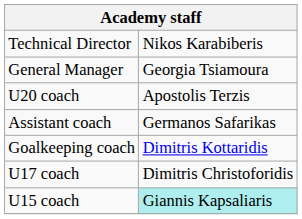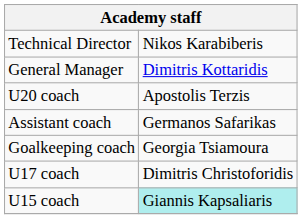(206, 69) Georgia Tsiamoura -> (205, 69) Dimitris Kottaridis
(205, 148) Dimitris Kottaridis -> (206, 148) Georgia Tsiamoura
